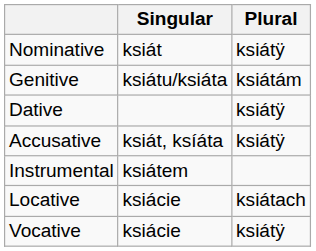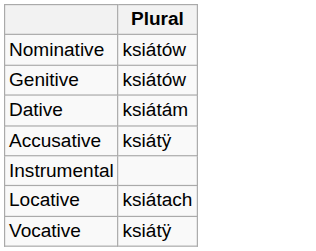- column: (175, 19)
(260, 49) ksiátÿ -> (154, 49) ksiátów
(269, 79) ksiátám -> (154, 79) ksiátów
(260, 110) ksiátÿ -> (155, 110) ksiátám
